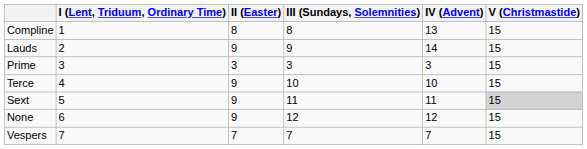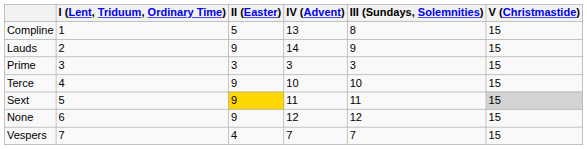columns swapped: (353, 13) <-> (454, 13)
(234, 30) 8 -> (234, 30) 5
(234, 100) no background -> (234, 100) gold background
(234, 135) 7 -> (234, 135) 4
